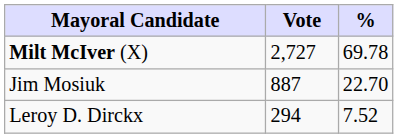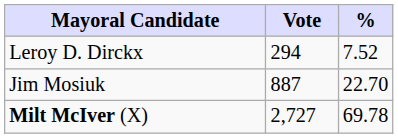rows swapped: (79, 52) <-> (76, 116)
